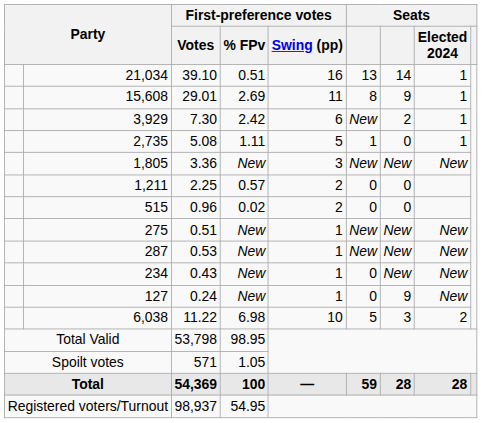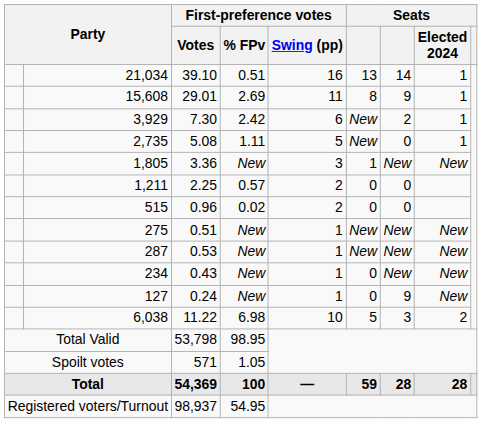(373, 141) 1 -> (363, 141) New
(363, 163) New -> (373, 163) 1
